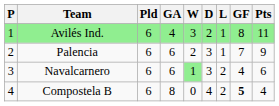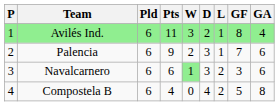columns swapped: (263, 14) <-> (172, 14)
(241, 71) 4 -> (239, 71) 3
(241, 91) bold -> (239, 91) normal
